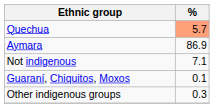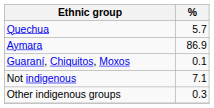(199, 29) lightsalmon background -> (199, 29) no background
rows swapped: (68, 78) <-> (41, 62)
